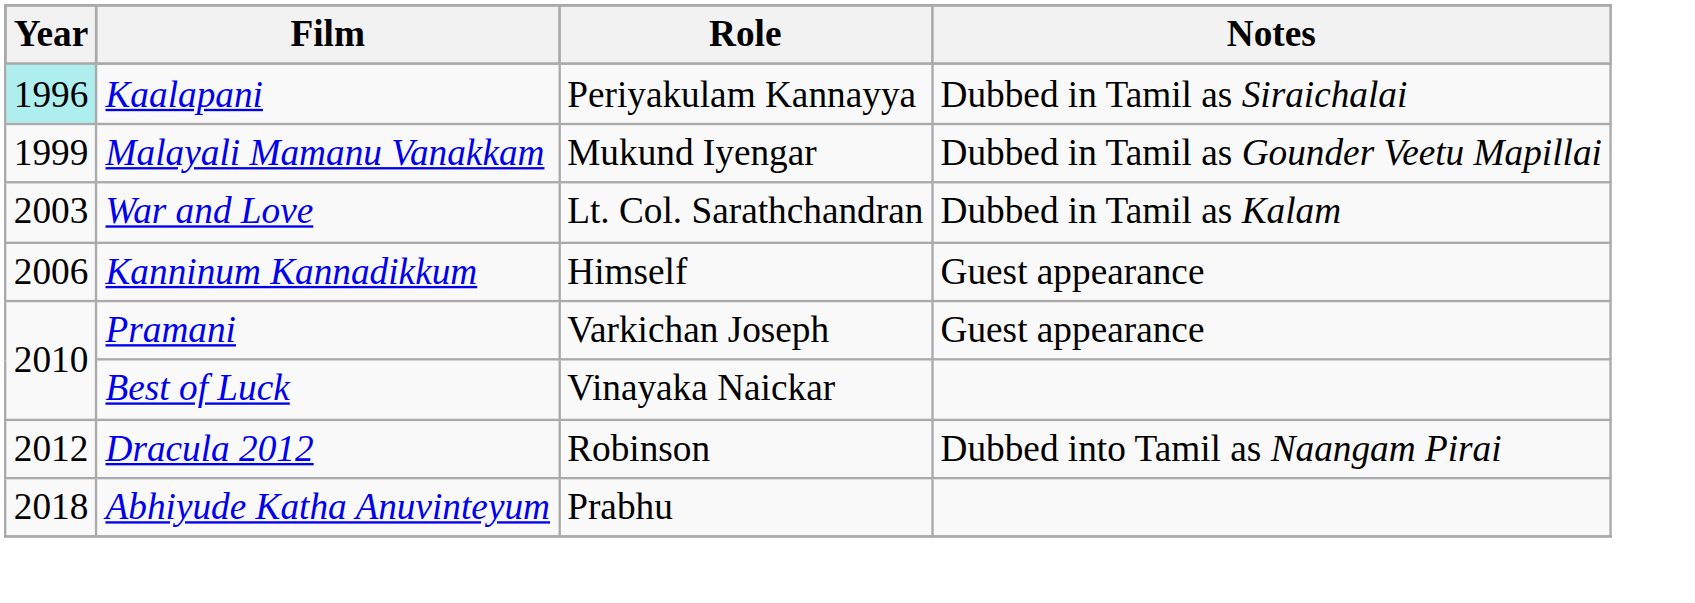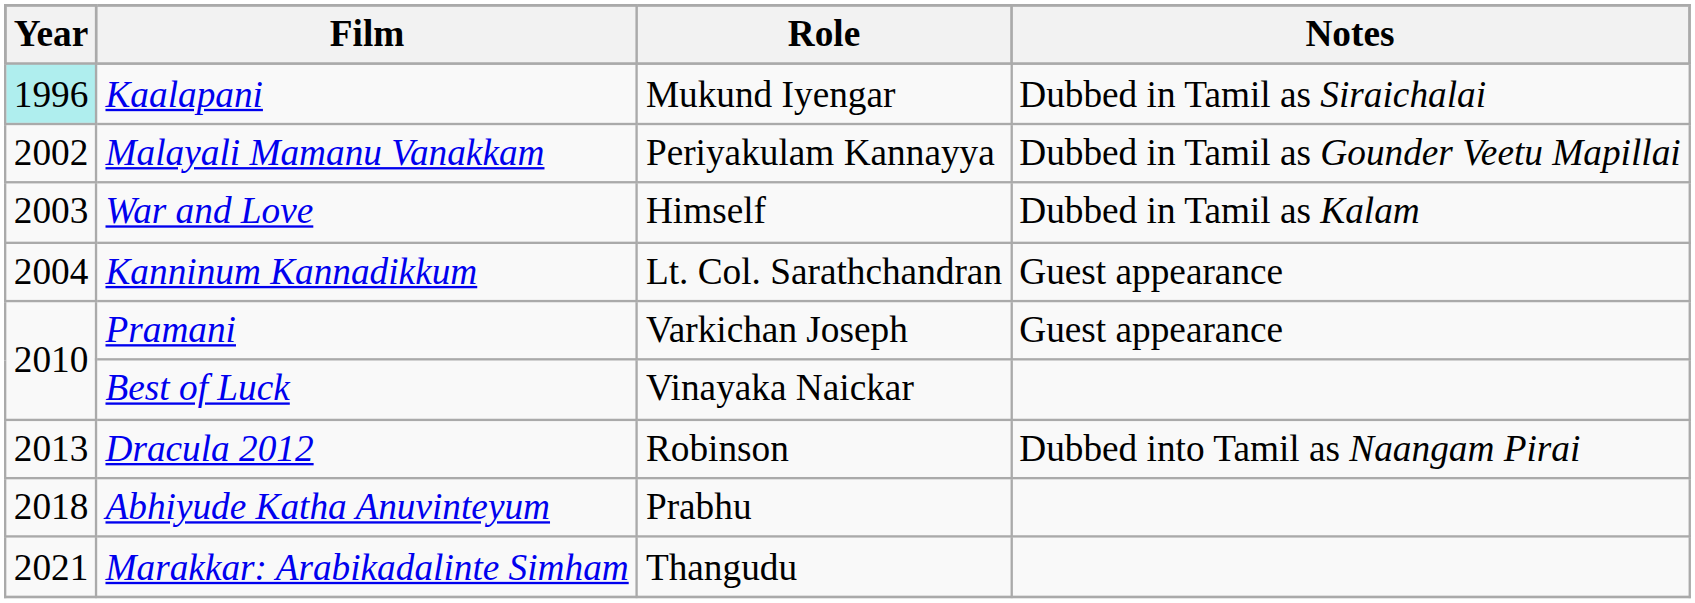(742, 93) Periyakulam Kannayya -> (771, 93) Mukund Iyengar
(51, 152) 1999 -> (51, 152) 2002
(692, 152) Mukund Iyengar -> (820, 152) Periyakulam Kannayya
(745, 211) Lt. Col. Sarathchandran -> (706, 211) Himself
(51, 270) 2006 -> (51, 270) 2004
(627, 270) Himself -> (824, 270) Lt. Col. Sarathchandran
(51, 447) 2012 -> (51, 447) 2013
+ row: (367, 566)
